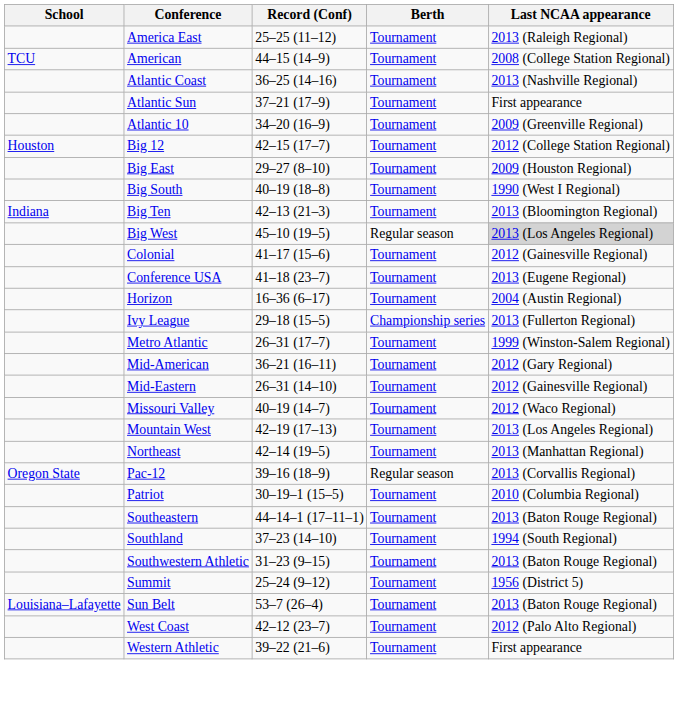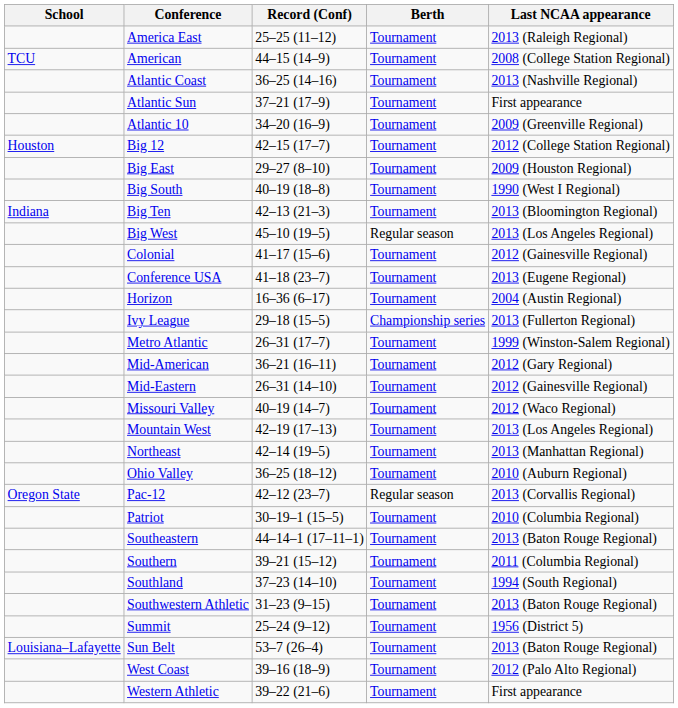(572, 233) lightgrey background -> (572, 233) no background
+ row: (160, 473)
(293, 473) 39–16 (18–9) -> (293, 495) 42–12 (23–7)
+ row: (152, 560)
(293, 626) 42–12 (23–7) -> (293, 670) 39–16 (18–9)
